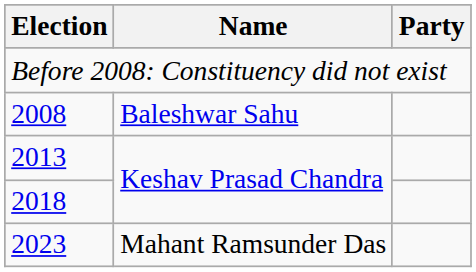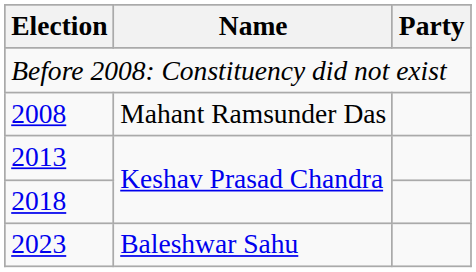(209, 113) Baleshwar Sahu -> (253, 113) Mahant Ramsunder Das
(253, 244) Mahant Ramsunder Das -> (209, 244) Baleshwar Sahu
